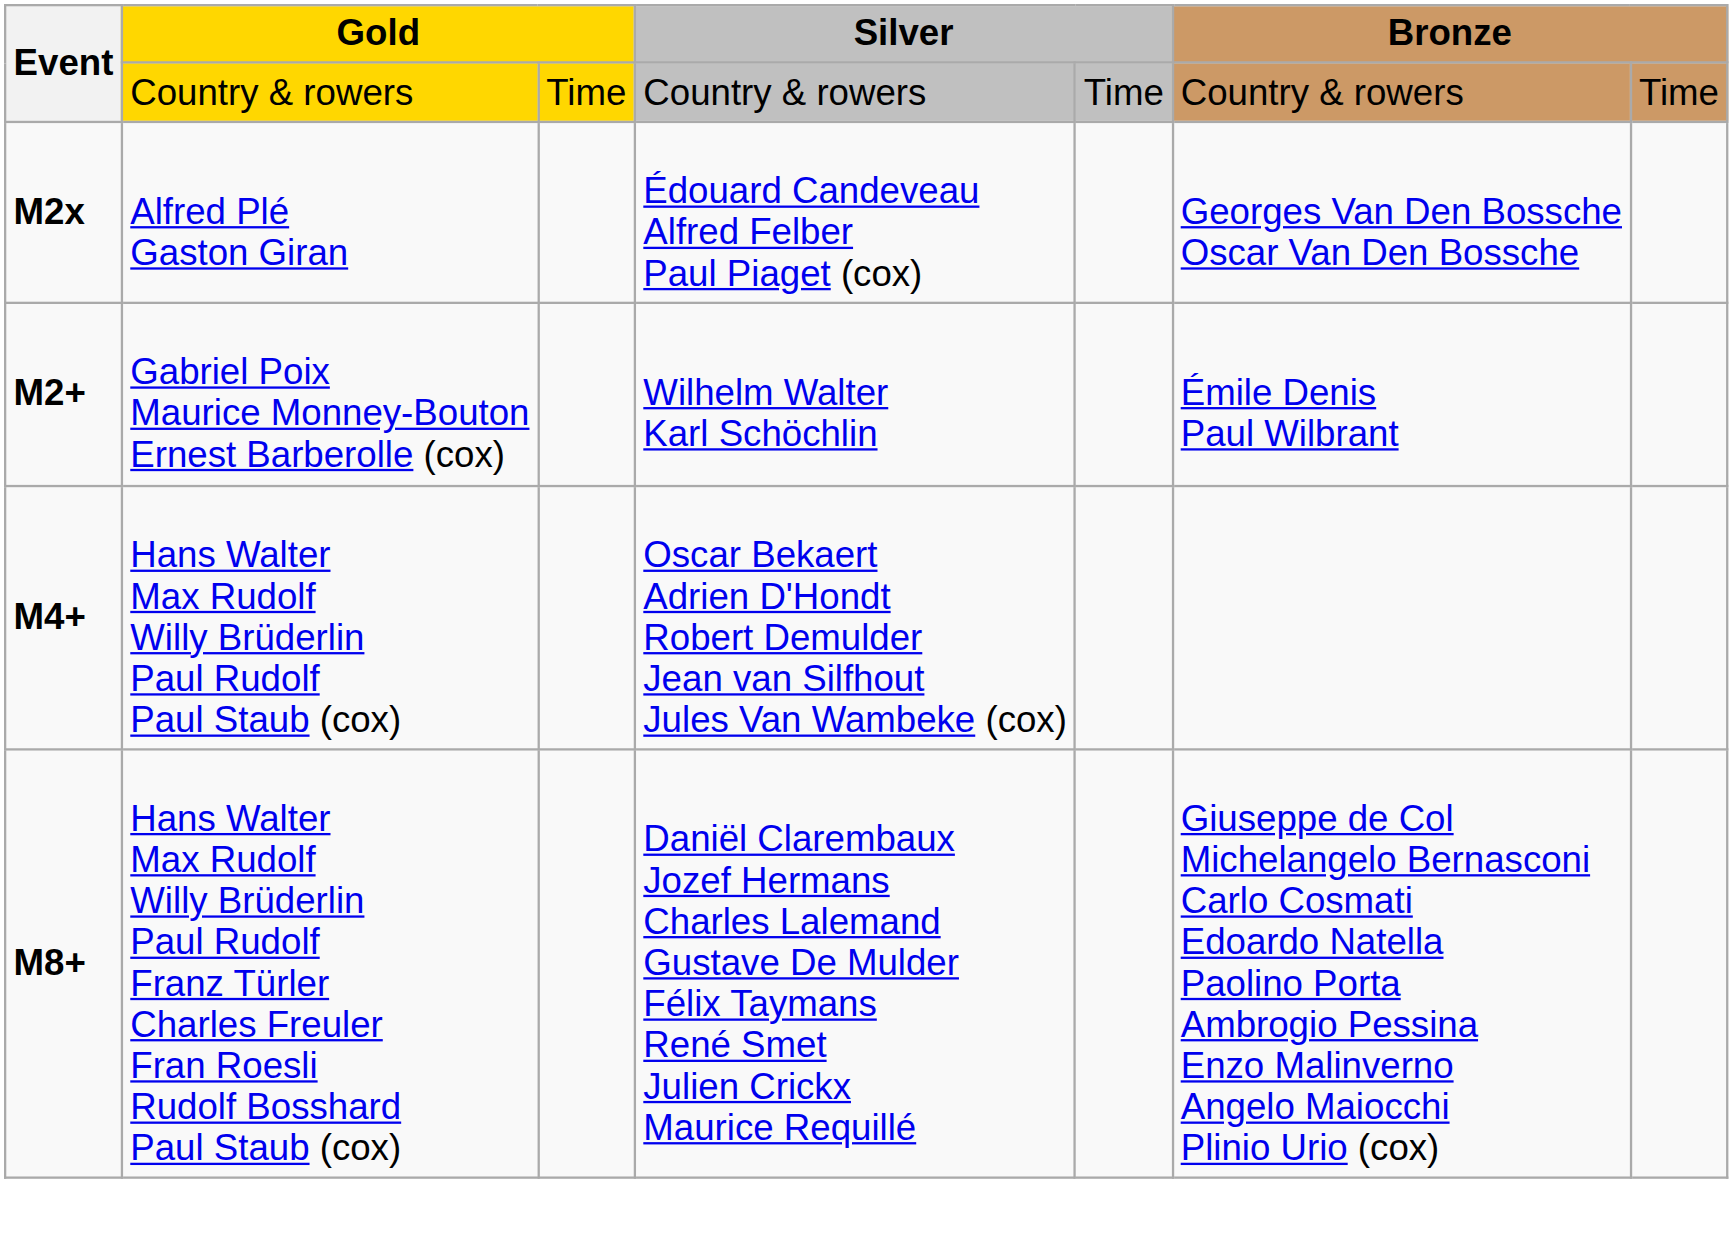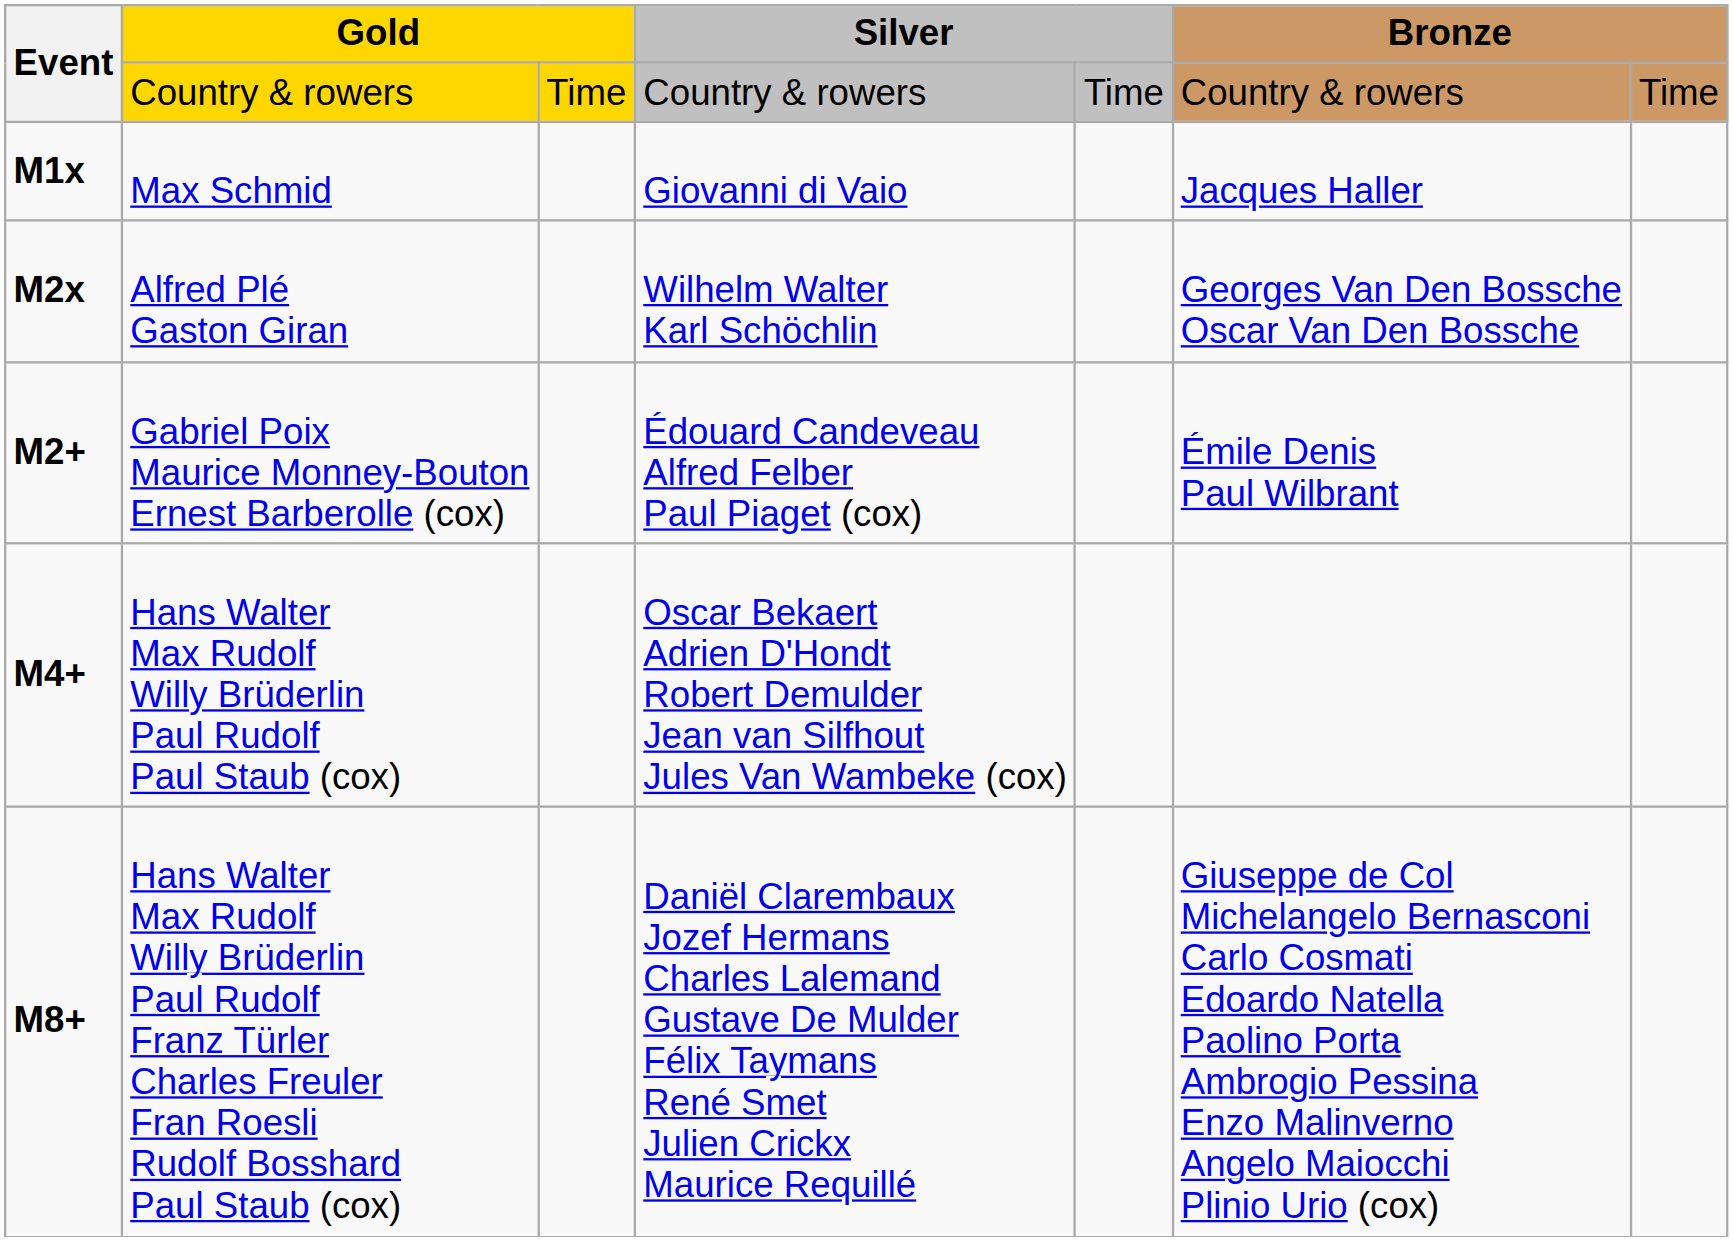+ row: (49, 170)
(811, 232) Édouard Candeveau Alfred Felber Paul Piaget (cox) -> (766, 310) Wilhelm Walter Karl Schöchlin
(766, 413) Wilhelm Walter Karl Schöchlin -> (811, 472) Édouard Candeveau Alfred Felber Paul Piaget (cox)
